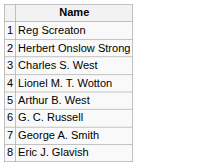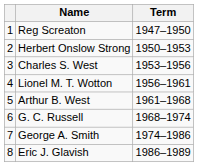+ column: (163, 13)
